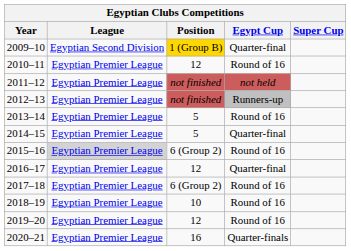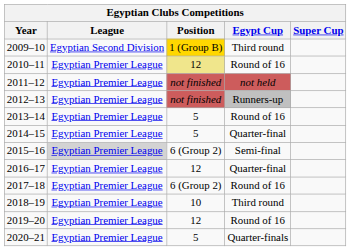(258, 47) Quarter-final -> (258, 47) Third round
(196, 64) no background -> (196, 64) khaki background
(258, 151) Round of 16 -> (258, 151) Semi-final
(258, 202) Round of 16 -> (258, 202) Third round
(196, 237) 16 -> (196, 237) 5
